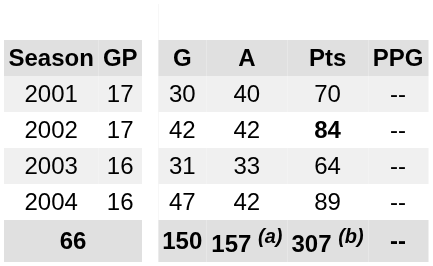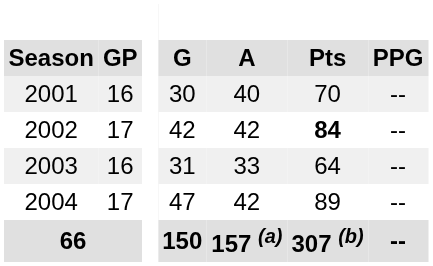(120, 93) 17 -> (120, 93) 16
(120, 201) 16 -> (120, 201) 17
